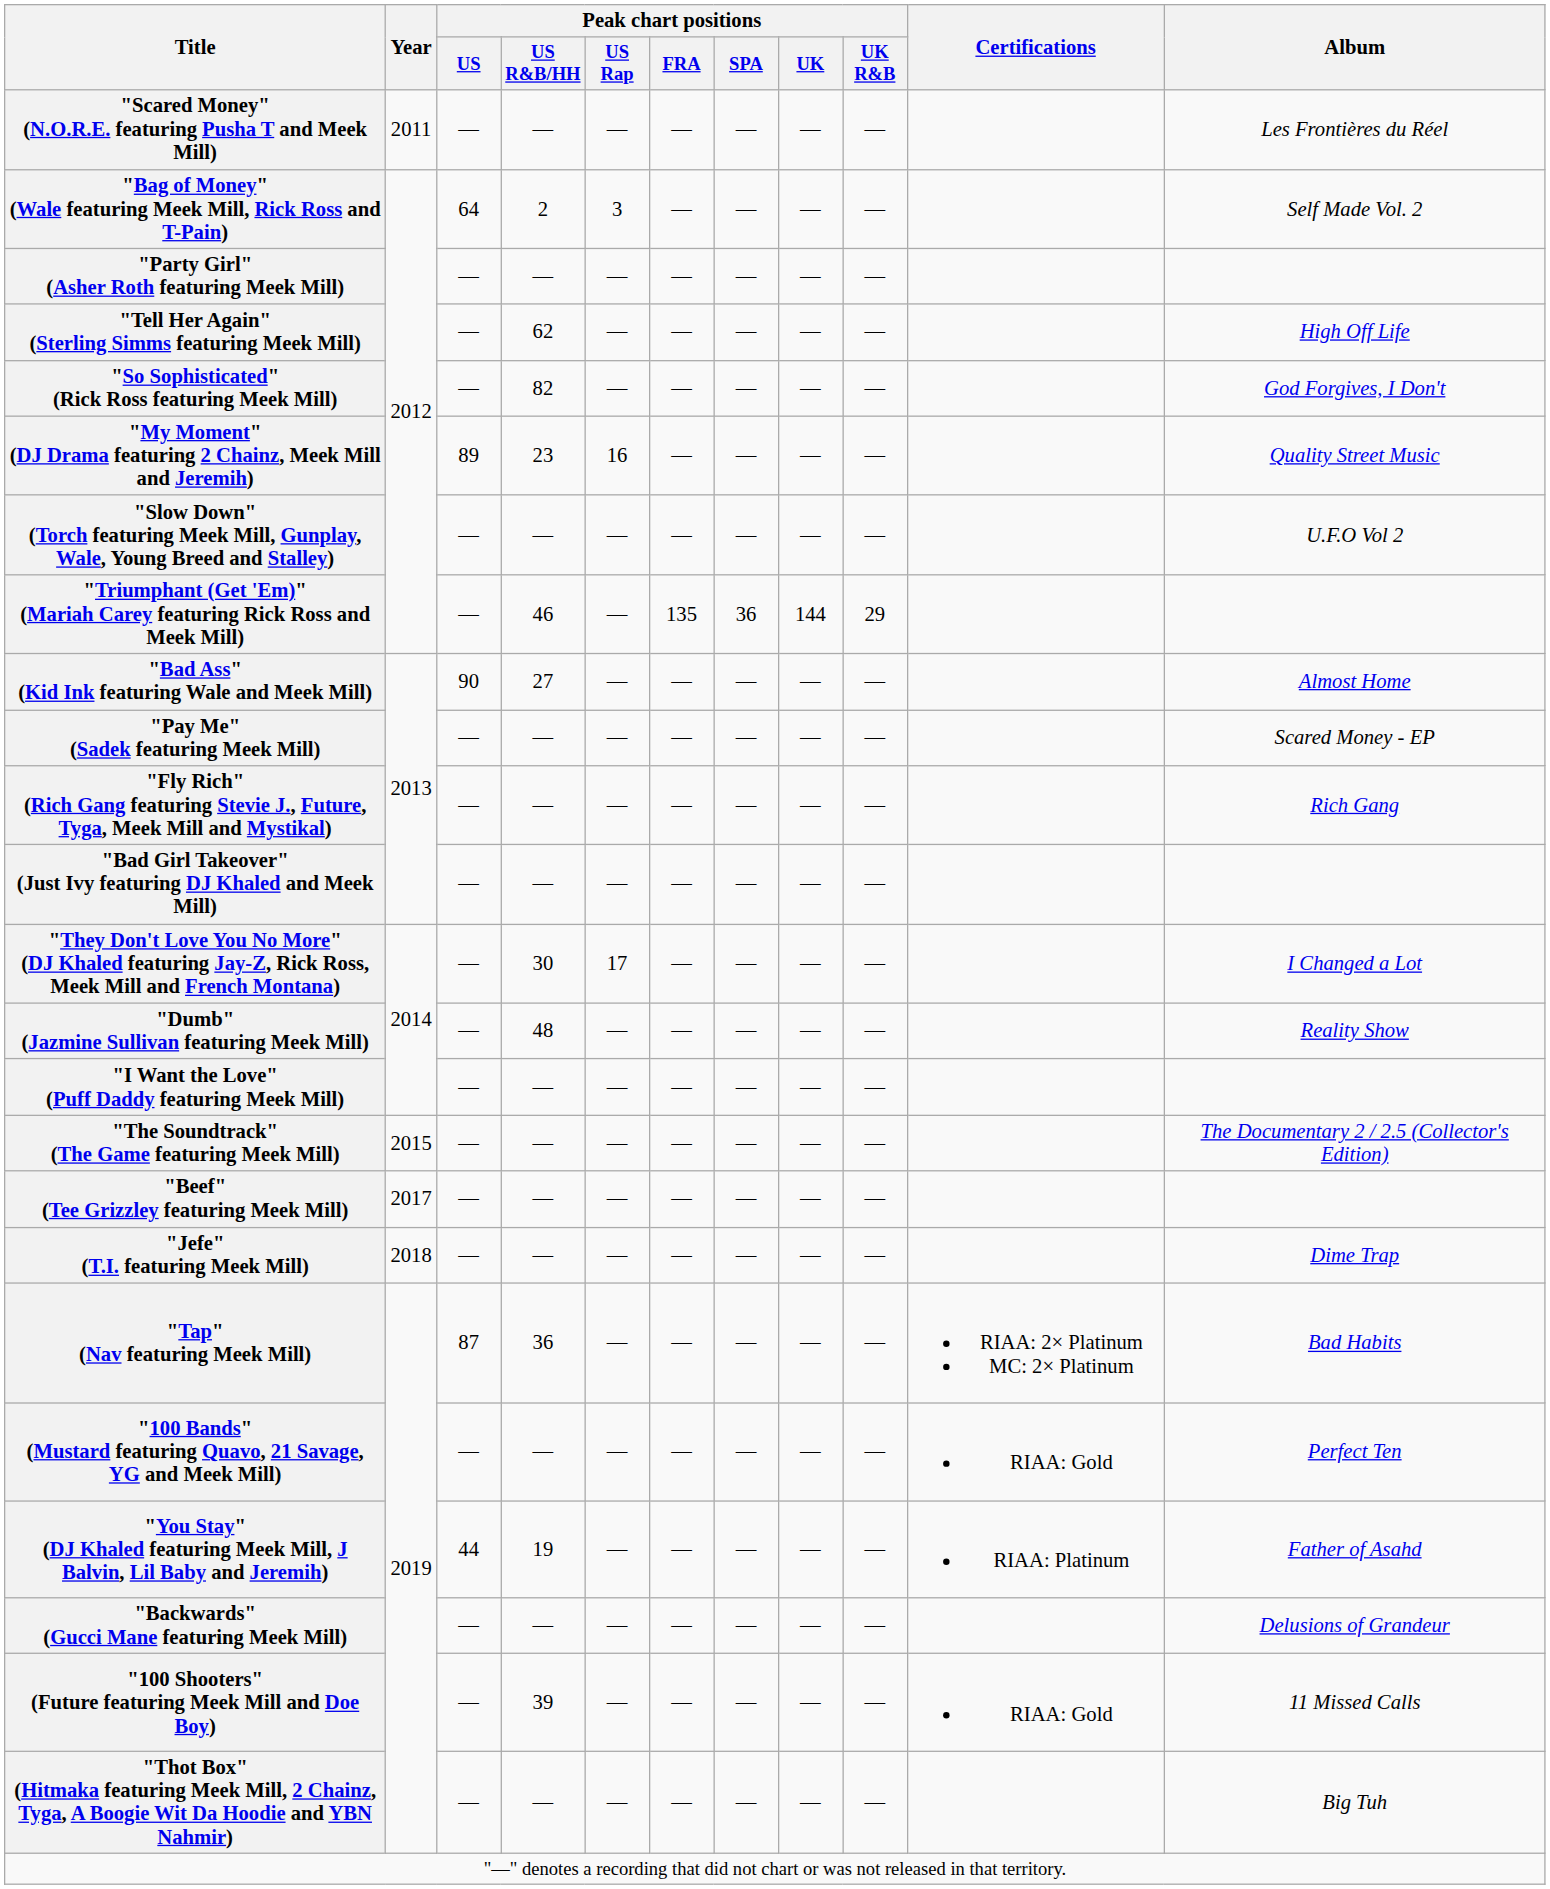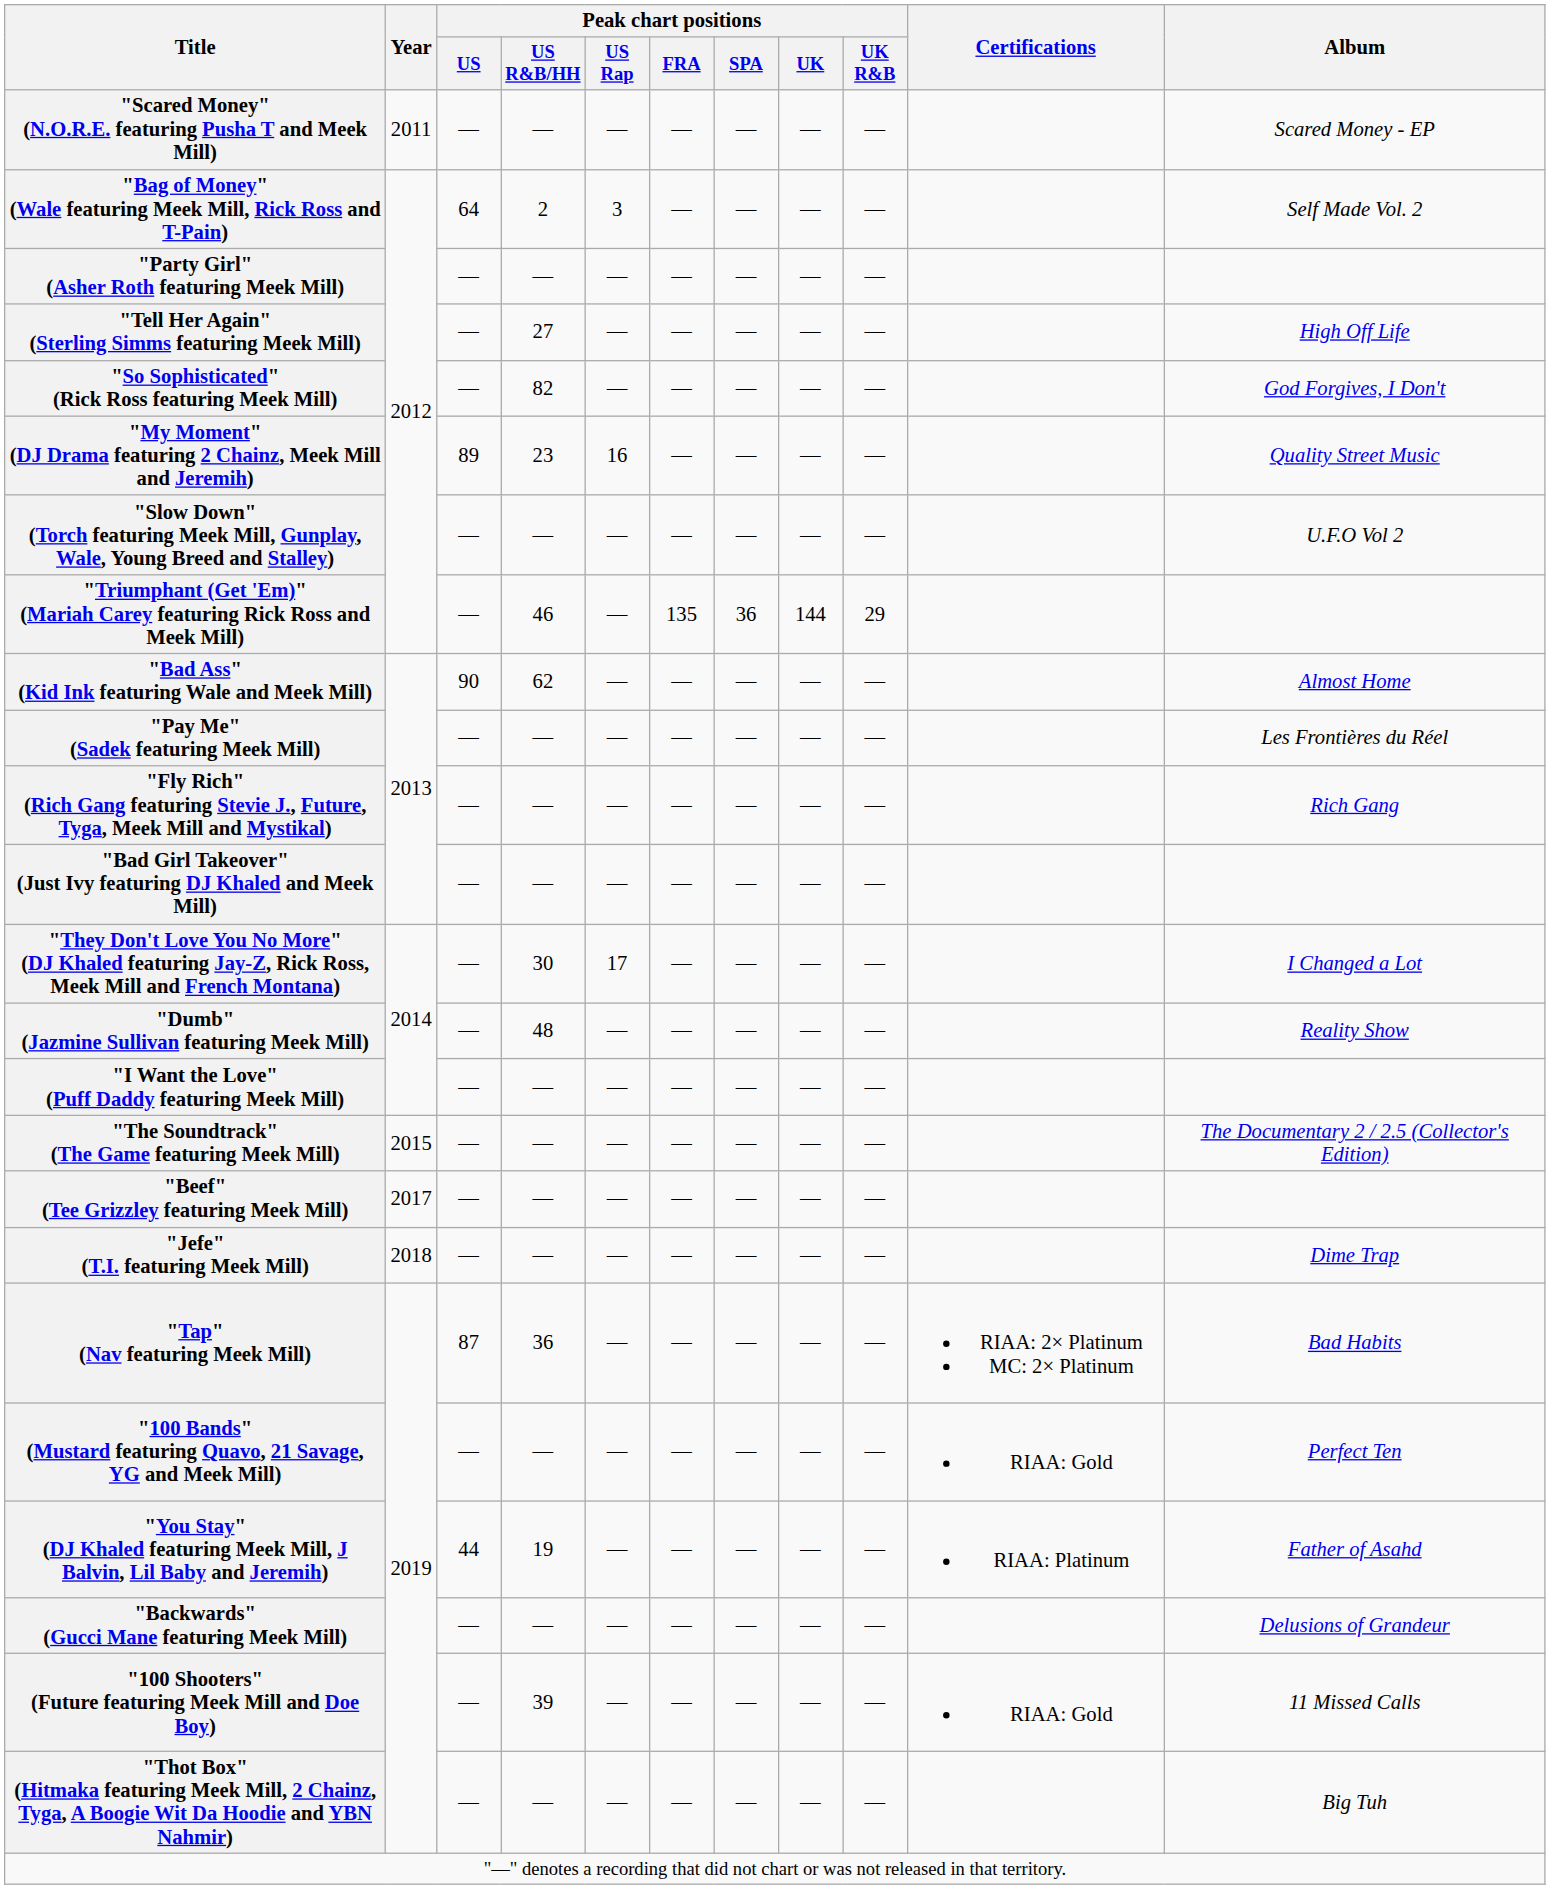(1355, 129) Les Frontières du Réel -> (1355, 129) Scared Money - EP
(543, 332) 62 -> (543, 332) 27
(543, 681) 27 -> (543, 681) 62
(1355, 737) Scared Money - EP -> (1355, 737) Les Frontières du Réel
